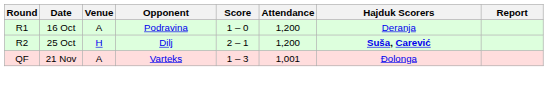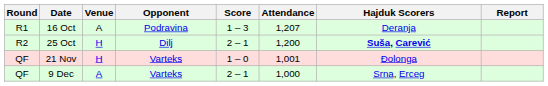(238, 28) 1 – 0 -> (238, 28) 1 – 3
(288, 28) 1,200 -> (288, 28) 1,207
(99, 58) A -> (99, 58) H
(238, 58) 1 – 3 -> (238, 58) 1 – 0
+ row: (61, 74)
